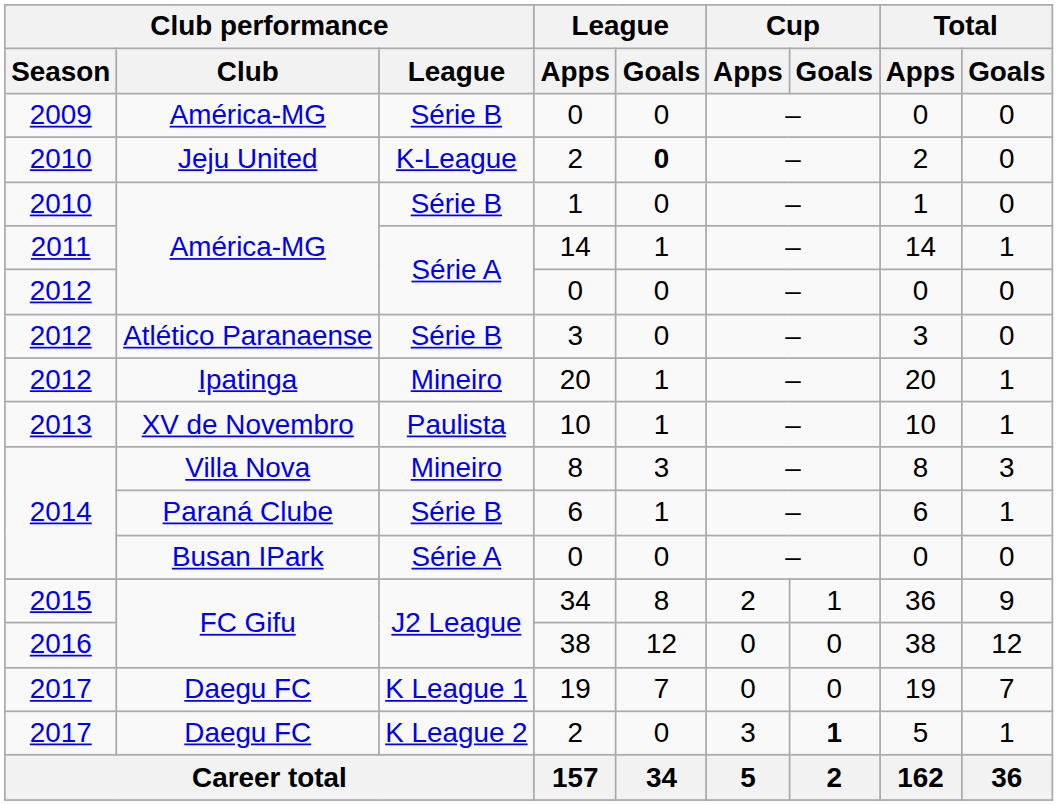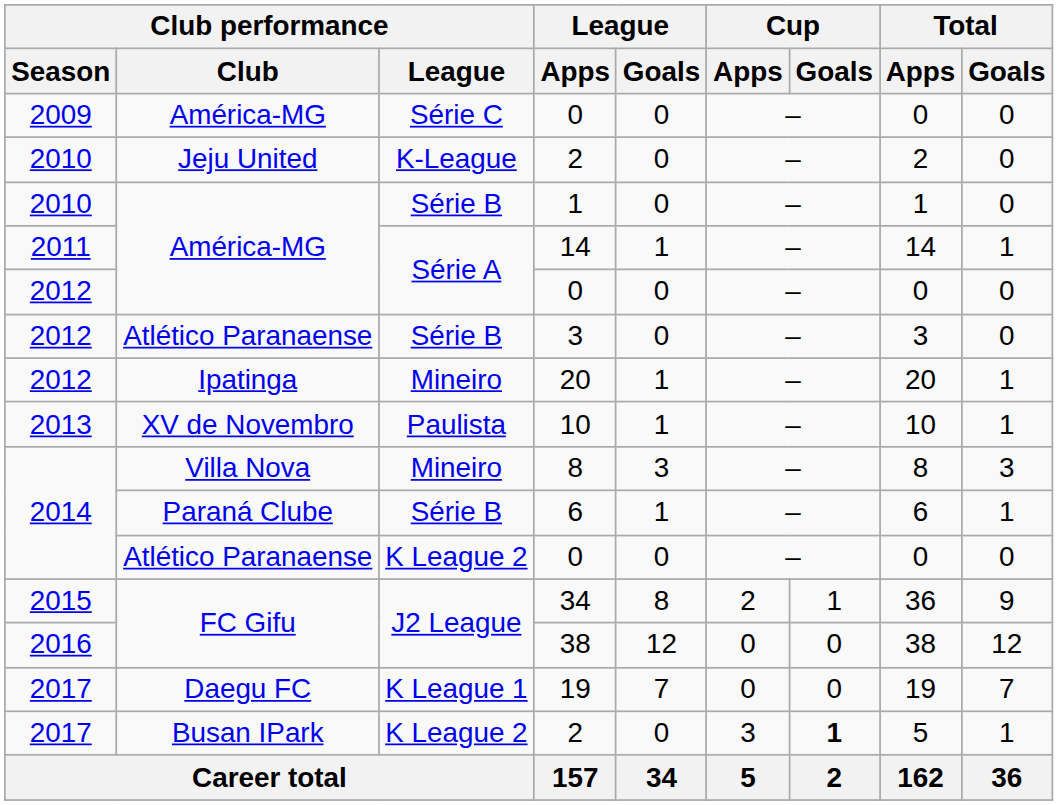(456, 114) Série B -> (456, 114) Série C
(662, 159) bold -> (662, 159) normal
(248, 556) Busan IPark -> (248, 556) Atlético Paranaense
(456, 556) Série A -> (456, 556) K League 2
(248, 733) Daegu FC -> (248, 733) Busan IPark
